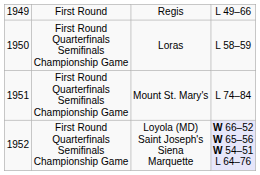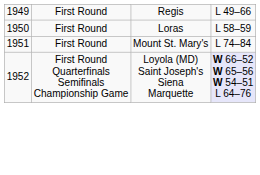(81, 45) First Round Quarterfinals Semifinals Championship Game -> (81, 28) First Round
(81, 95) First Round Quarterfinals Semifinals Championship Game -> (81, 44) First Round
